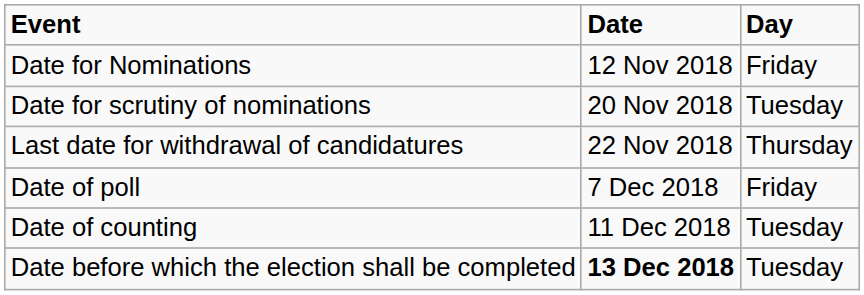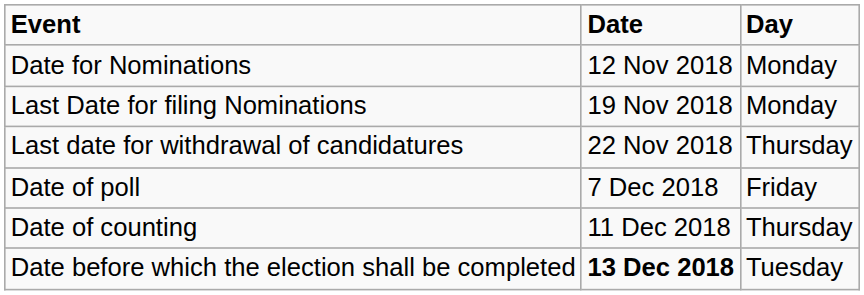(781, 65) Friday -> (791, 65) Monday
+ row: (189, 106)
- row: (191, 106)
(795, 227) Tuesday -> (799, 227) Thursday
